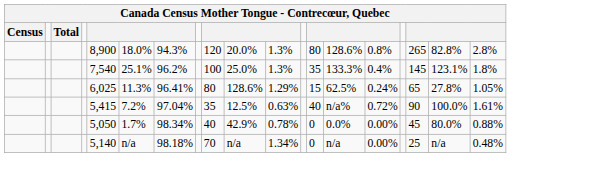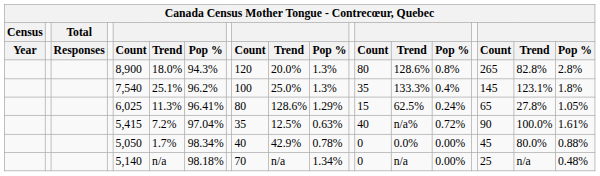+ row: (25, 50)
